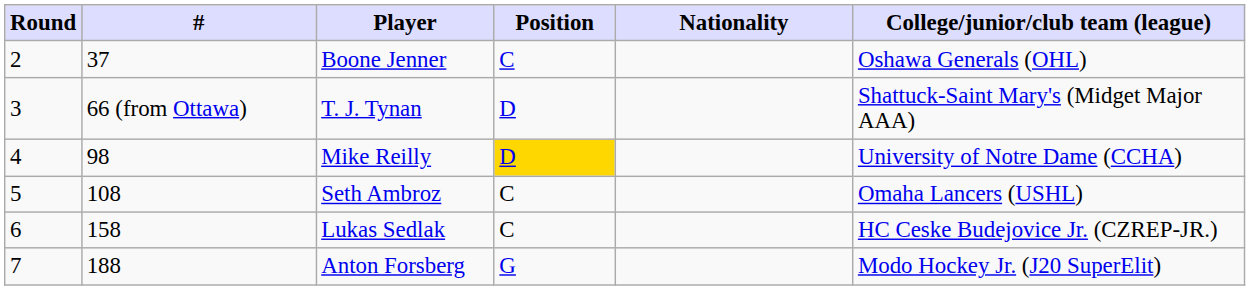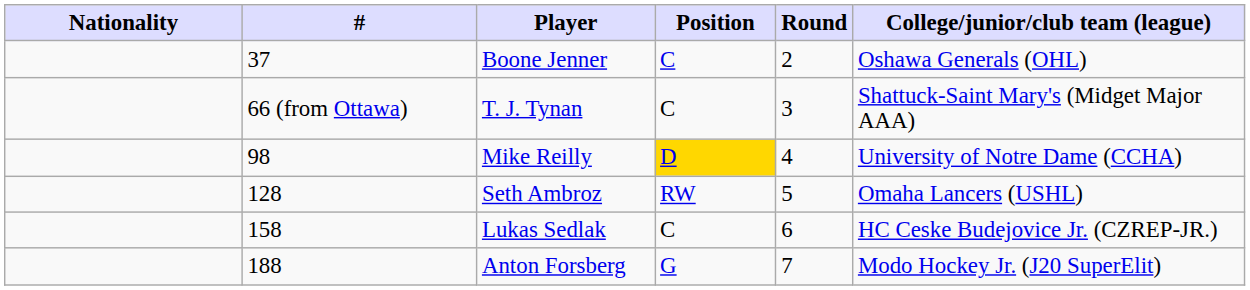columns swapped: (43, 22) <-> (734, 22)
(508, 108) D -> (668, 108) C
(104, 193) 108 -> (265, 193) 128
(507, 193) C -> (678, 193) RW
